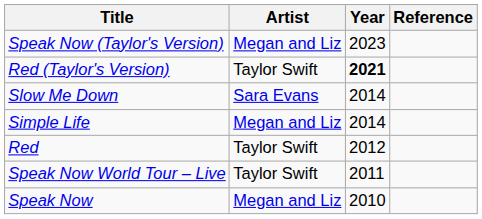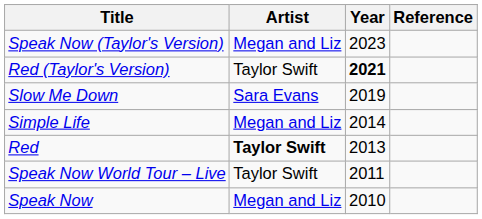(367, 95) 2014 -> (367, 95) 2019
(275, 148) normal -> (279, 148) bold
(367, 148) 2012 -> (367, 148) 2013
